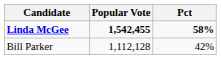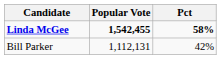(129, 46) 1,112,128 -> (129, 46) 1,112,131
